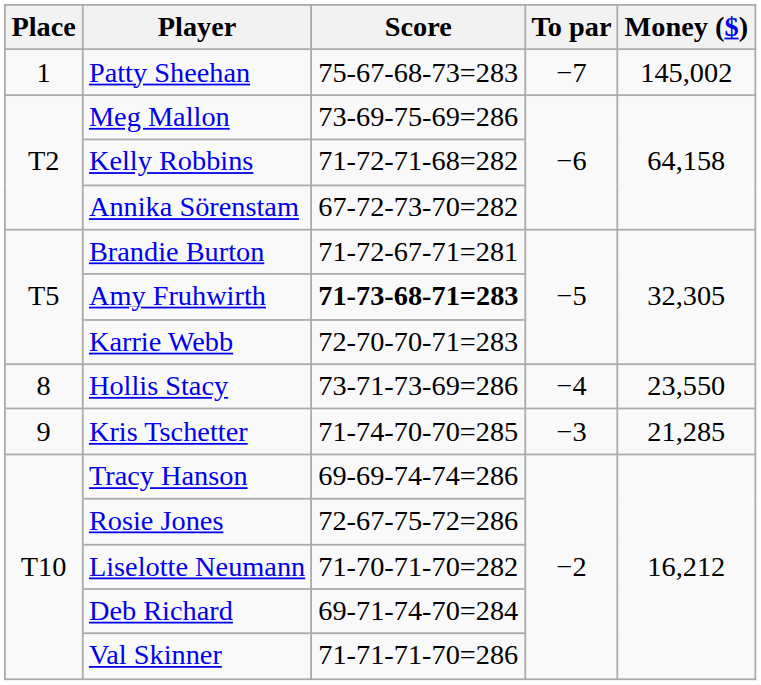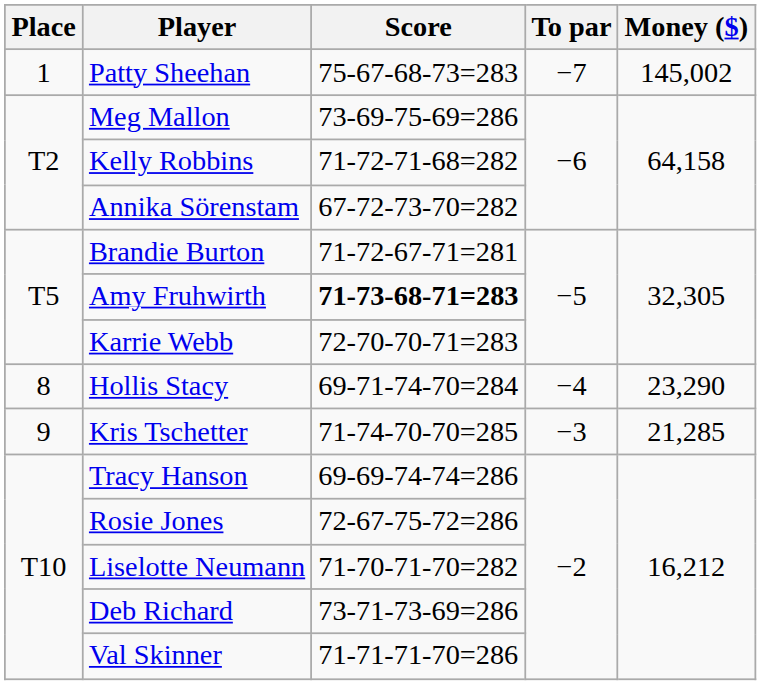(418, 386) 73-71-73-69=286 -> (418, 386) 69-71-74-70=284
(686, 386) 23,550 -> (686, 386) 23,290
(418, 610) 69-71-74-70=284 -> (418, 610) 73-71-73-69=286
